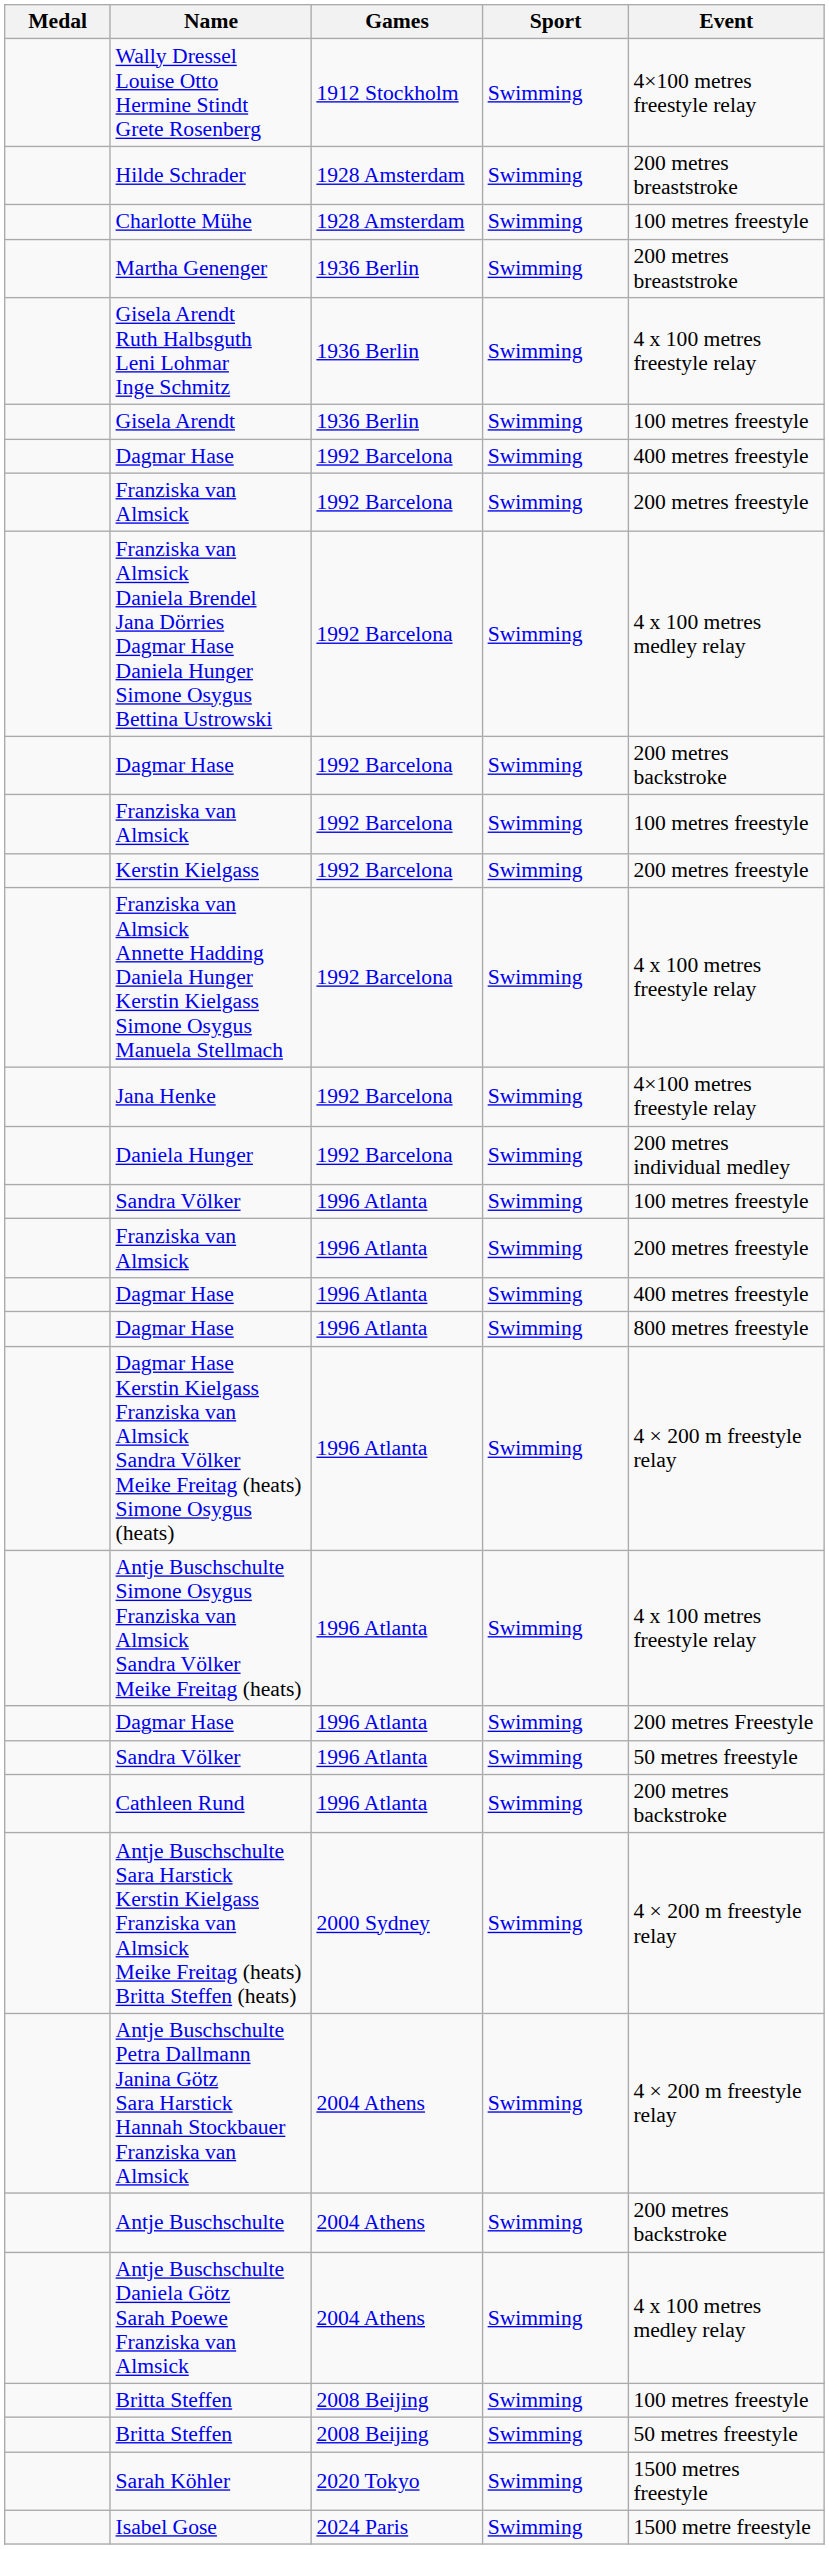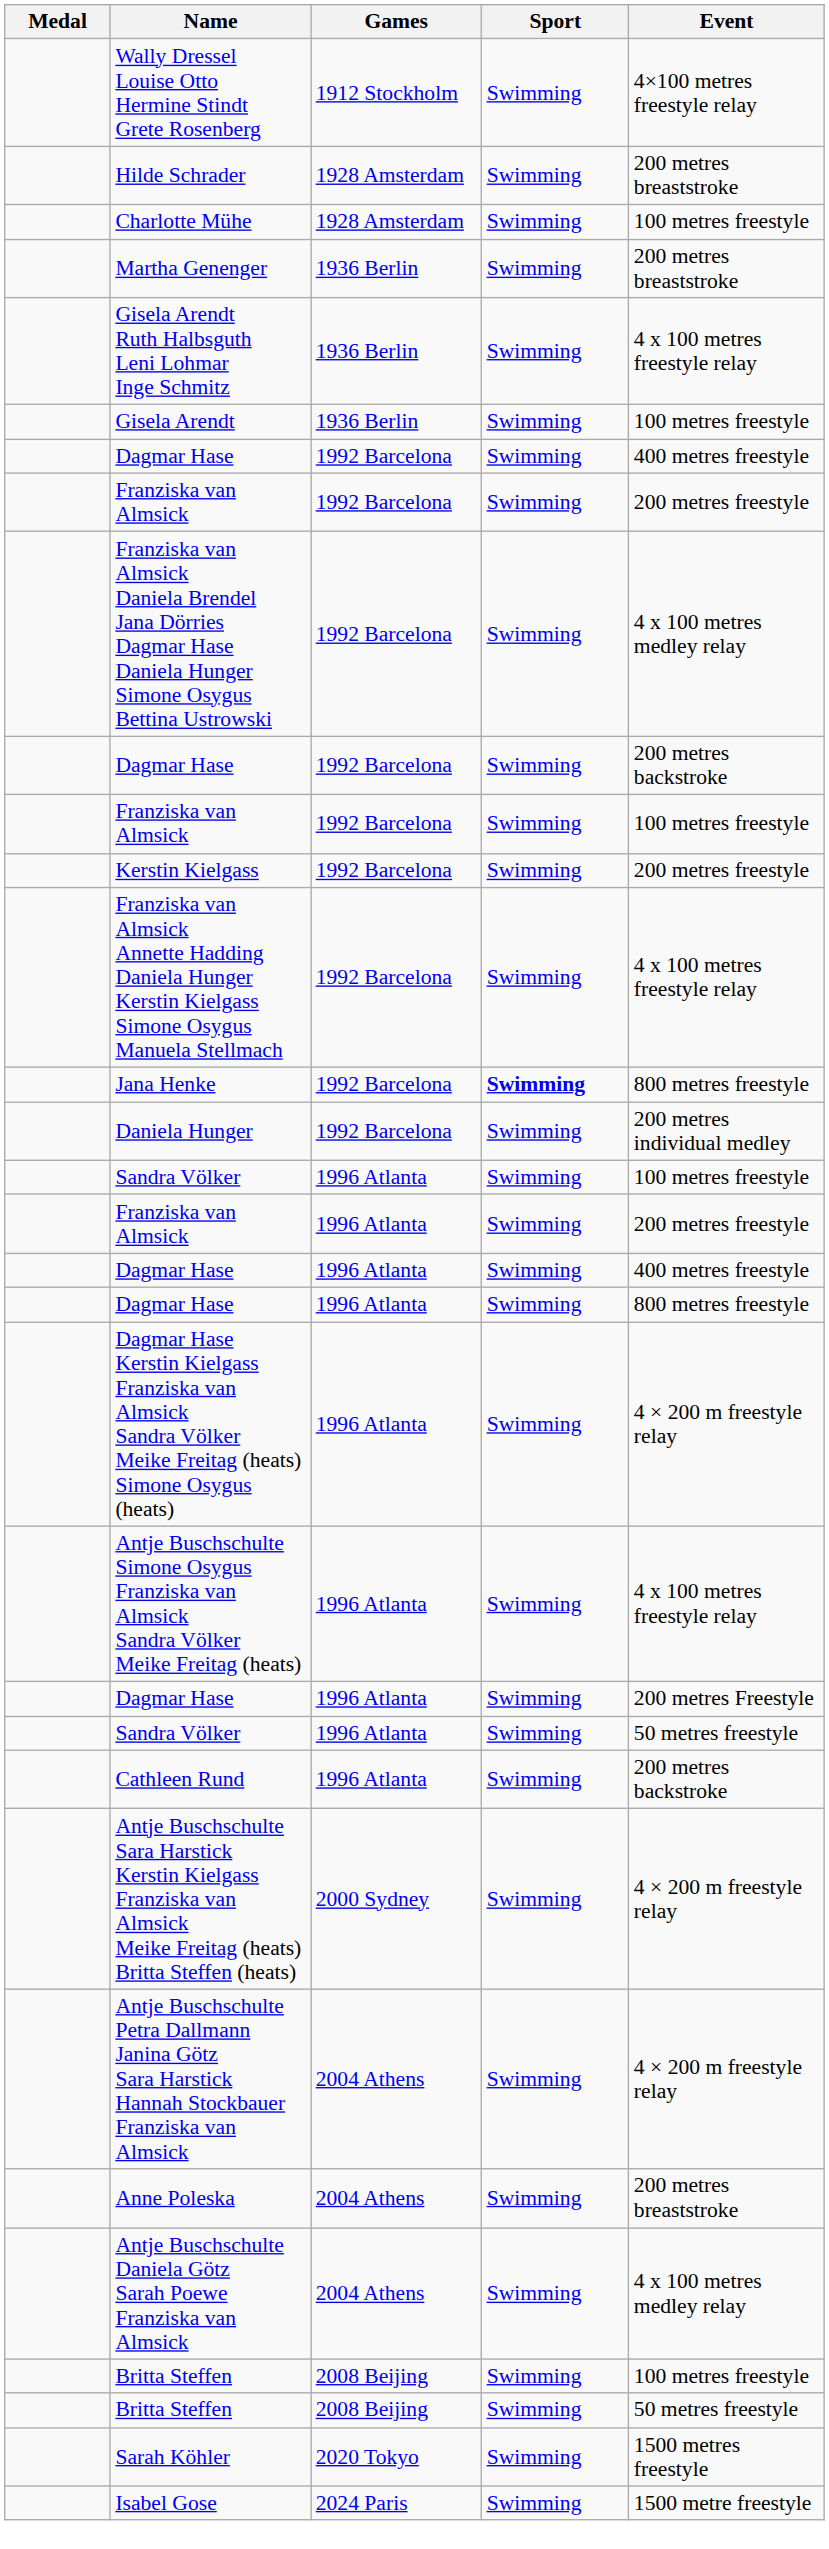(535, 1096) normal -> (536, 1084) bold
(695, 1096) 4×100 metres freestyle relay -> (721, 1084) 800 metres freestyle
+ row: (175, 2197)
- row: (200, 2222)
